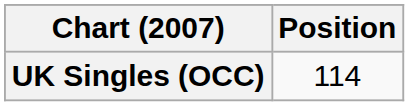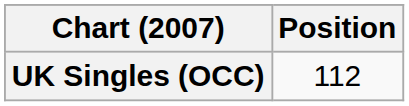(337, 75) 114 -> (337, 75) 112
